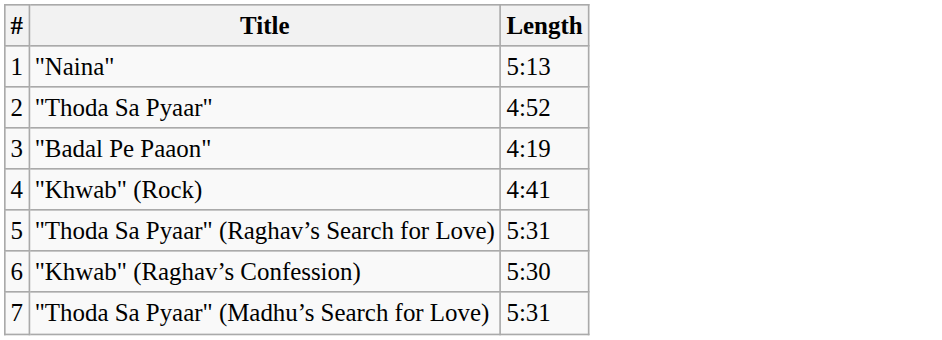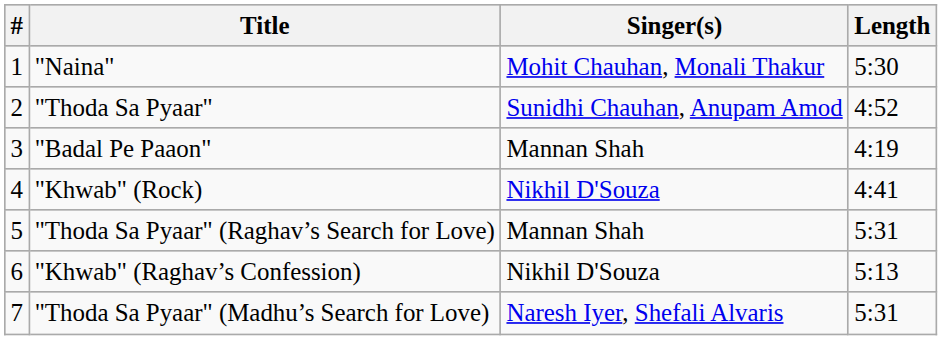+ column: (675, 25)
(529, 66) 5:13 -> (876, 66) 5:30
(529, 271) 5:30 -> (876, 271) 5:13
